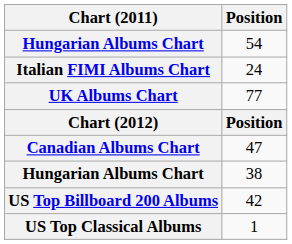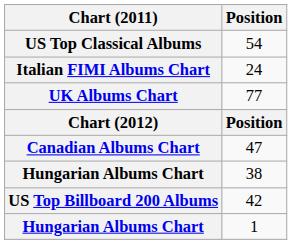(113, 43) Hungarian Albums Chart -> (113, 43) US Top Classical Albums
(113, 226) US Top Classical Albums -> (113, 226) Hungarian Albums Chart
